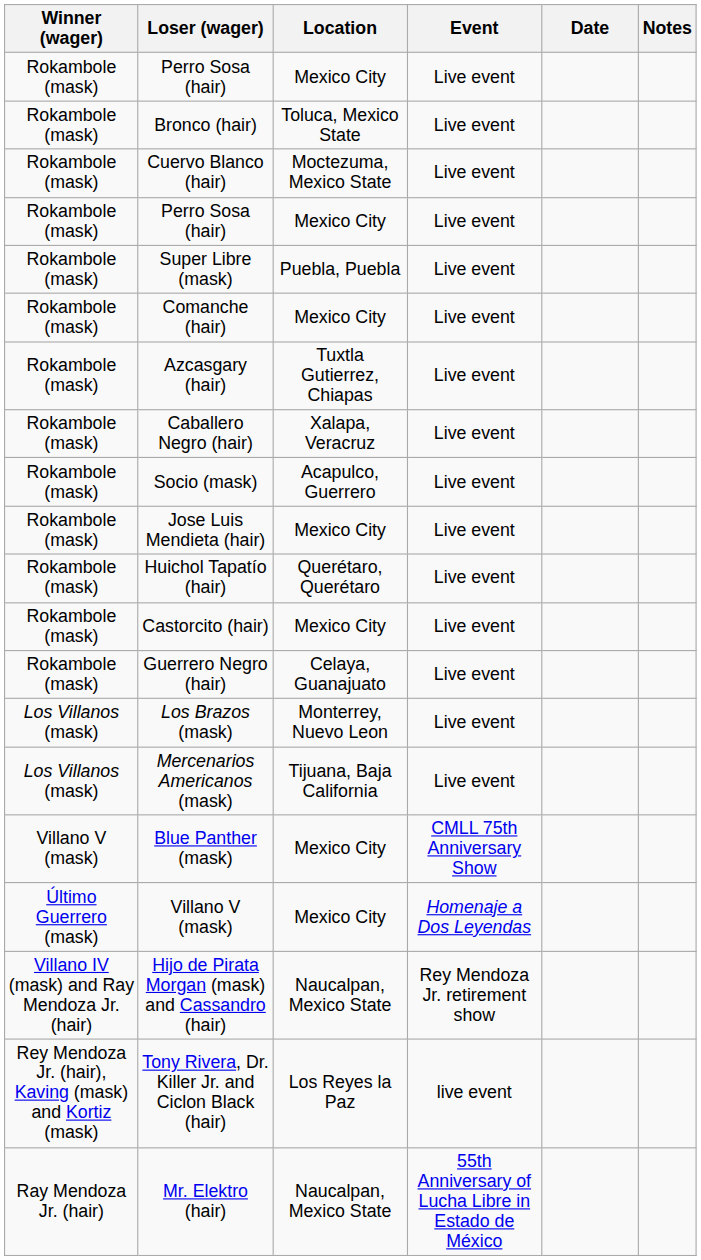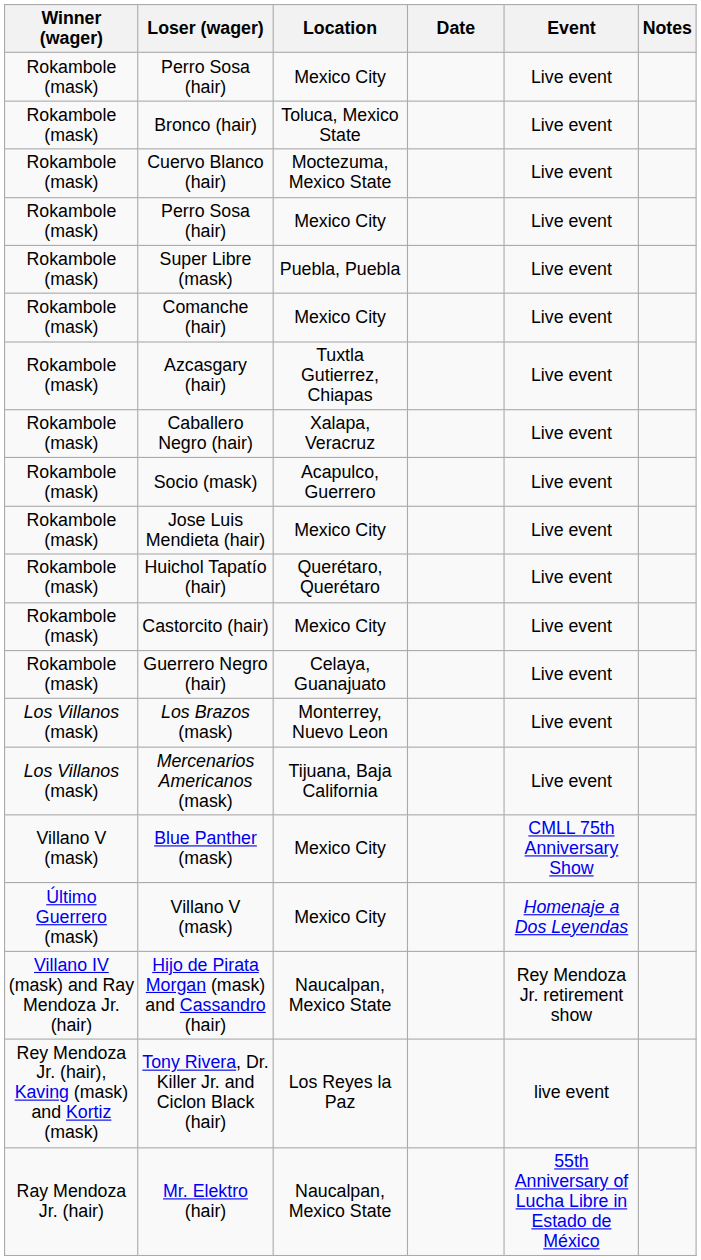columns swapped: (474, 28) <-> (590, 28)
